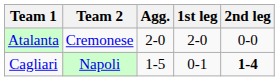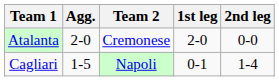columns swapped: (155, 16) <-> (100, 16)
(248, 64) bold -> (248, 64) normal
